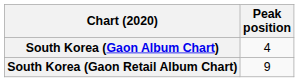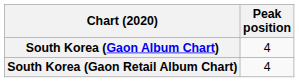(267, 67) 9 -> (267, 67) 4
